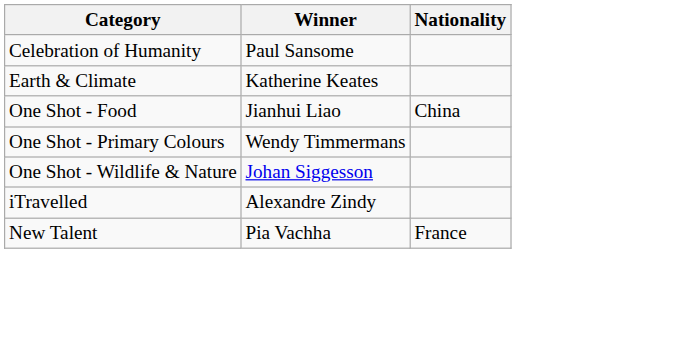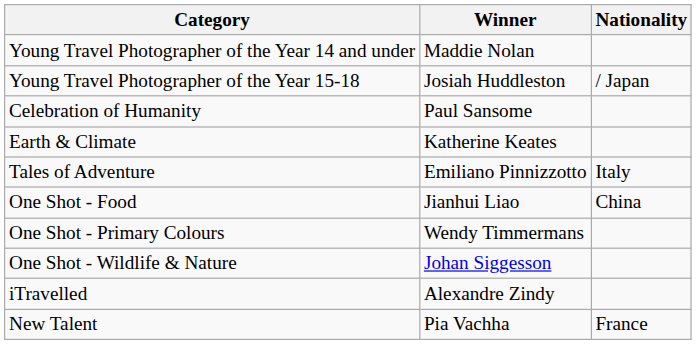+ row: (212, 50)
+ row: (184, 80)
+ row: (82, 171)
